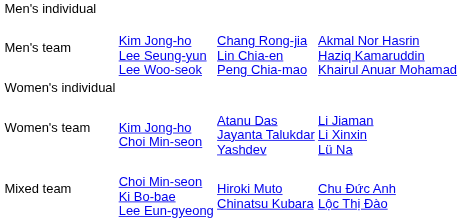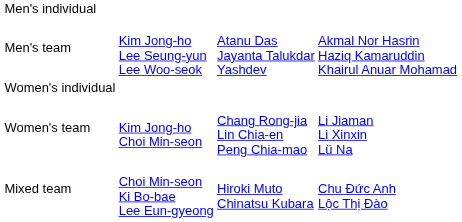(262, 55) Chang Rong-jia Lin Chia-en Peng Chia-mao -> (266, 55) Atanu Das Jayanta Talukdar Yashdev
(266, 135) Atanu Das Jayanta Talukdar Yashdev -> (262, 135) Chang Rong-jia Lin Chia-en Peng Chia-mao
